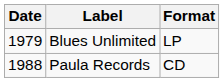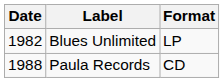(25, 41) 1979 -> (25, 41) 1982
